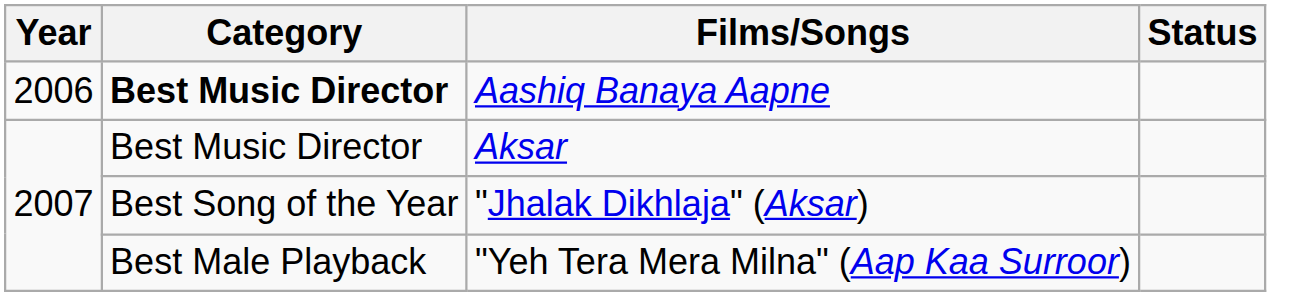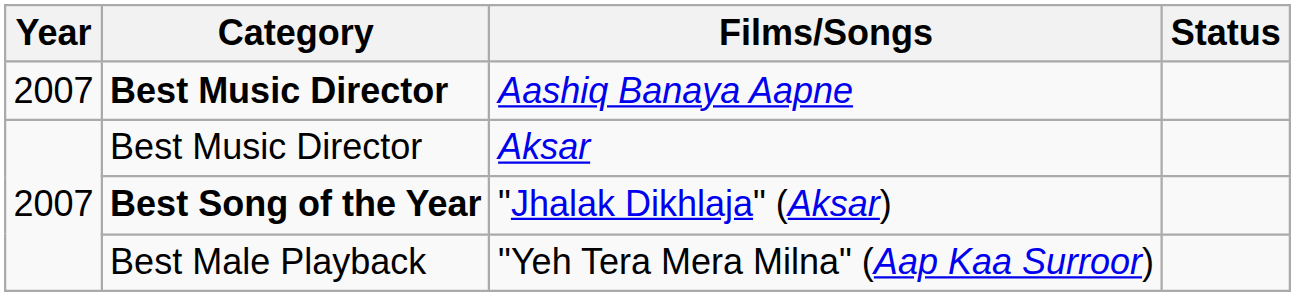(53, 90) 2006 -> (53, 90) 2007
(284, 204) normal -> (296, 204) bold
